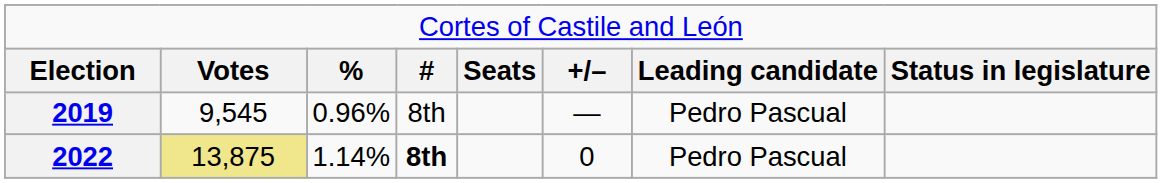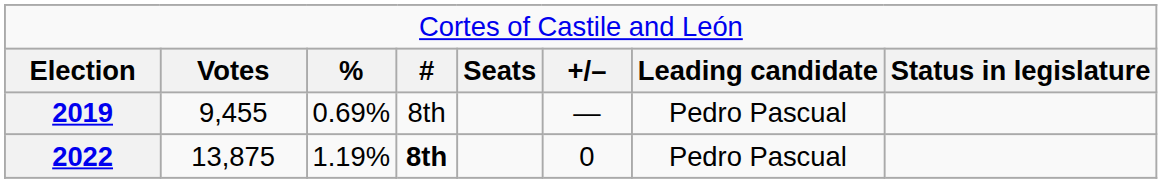(233, 113) 9,545 -> (233, 113) 9,455
(351, 113) 0.96% -> (351, 113) 0.69%
(233, 157) khaki background -> (233, 157) no background
(351, 157) 1.14% -> (351, 157) 1.19%
